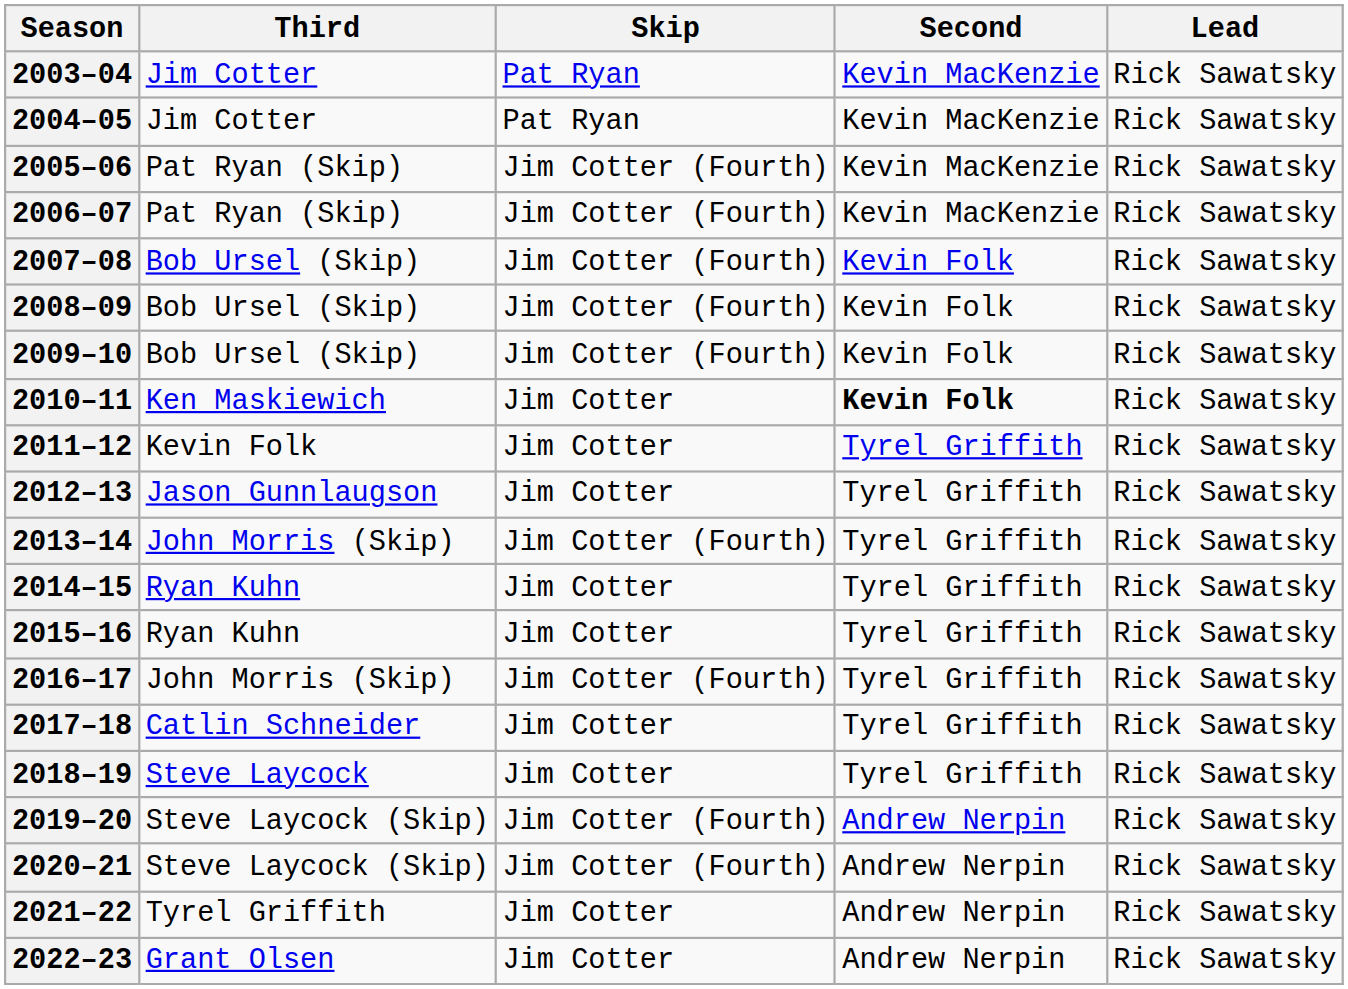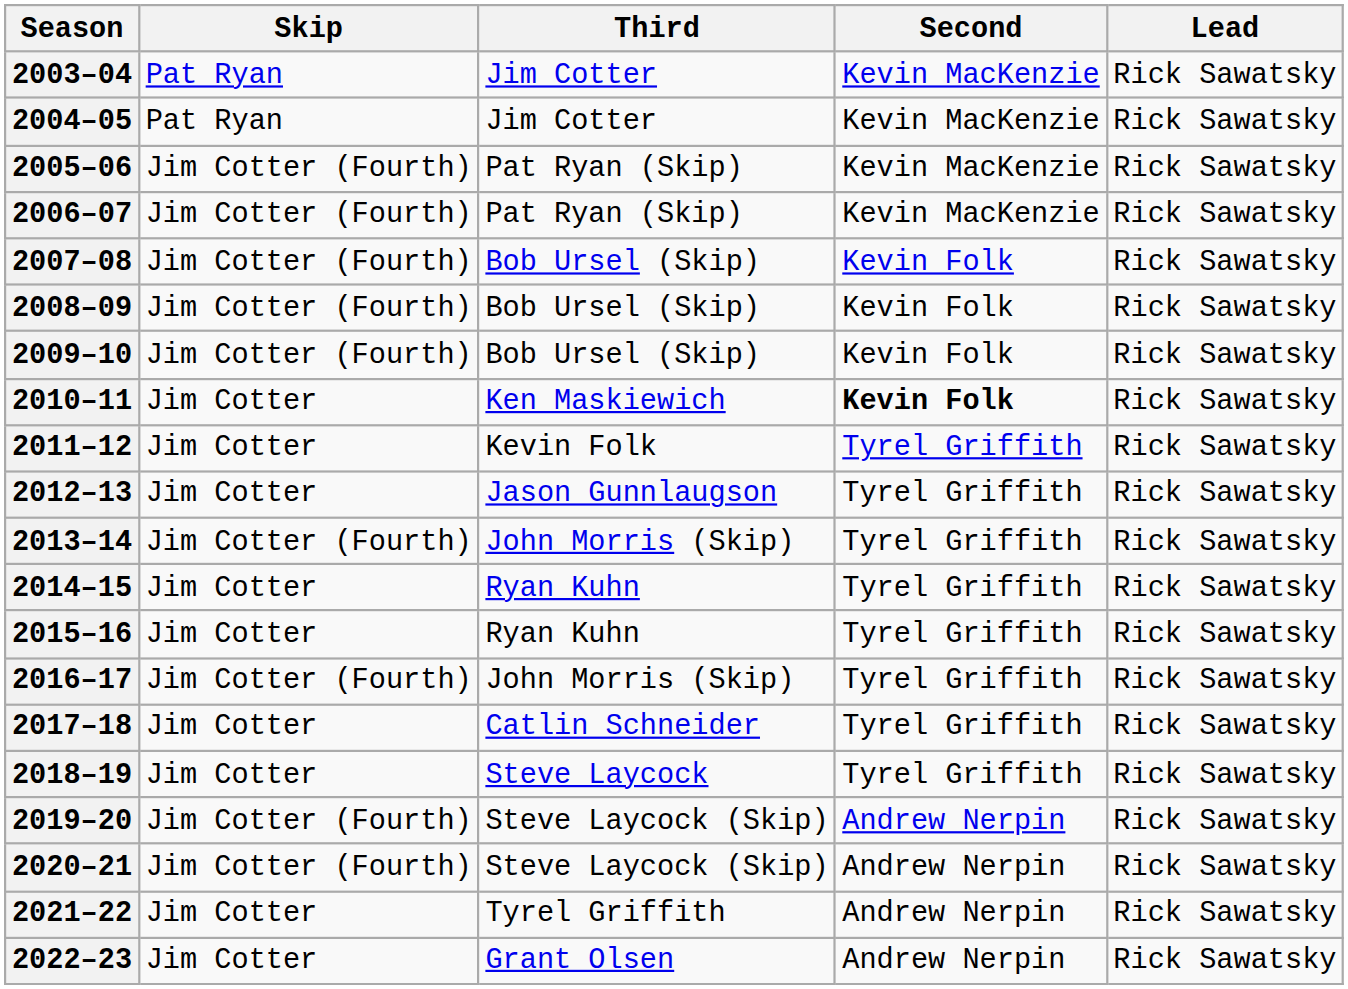columns swapped: (666, 28) <-> (317, 28)
